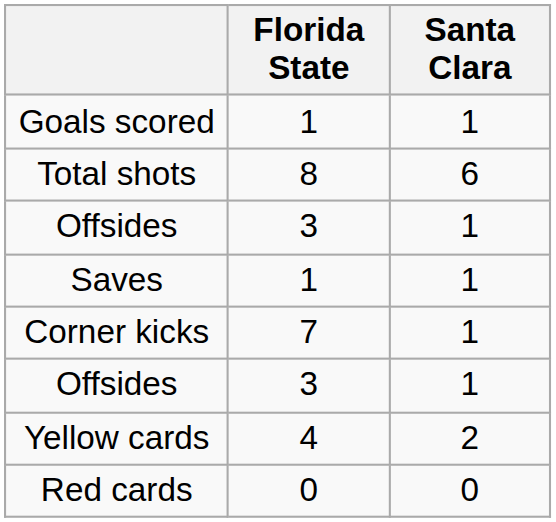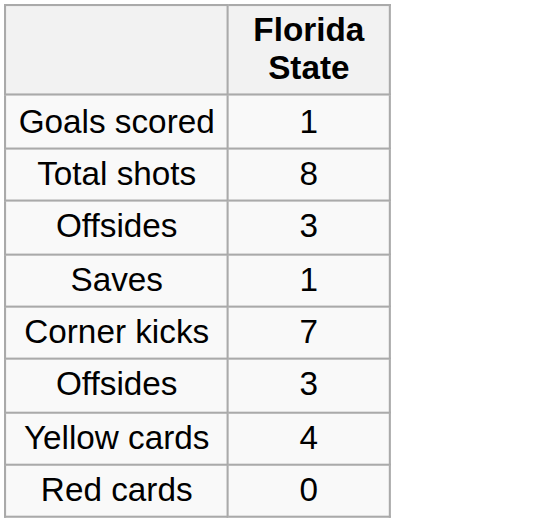- column: (470, 49)
